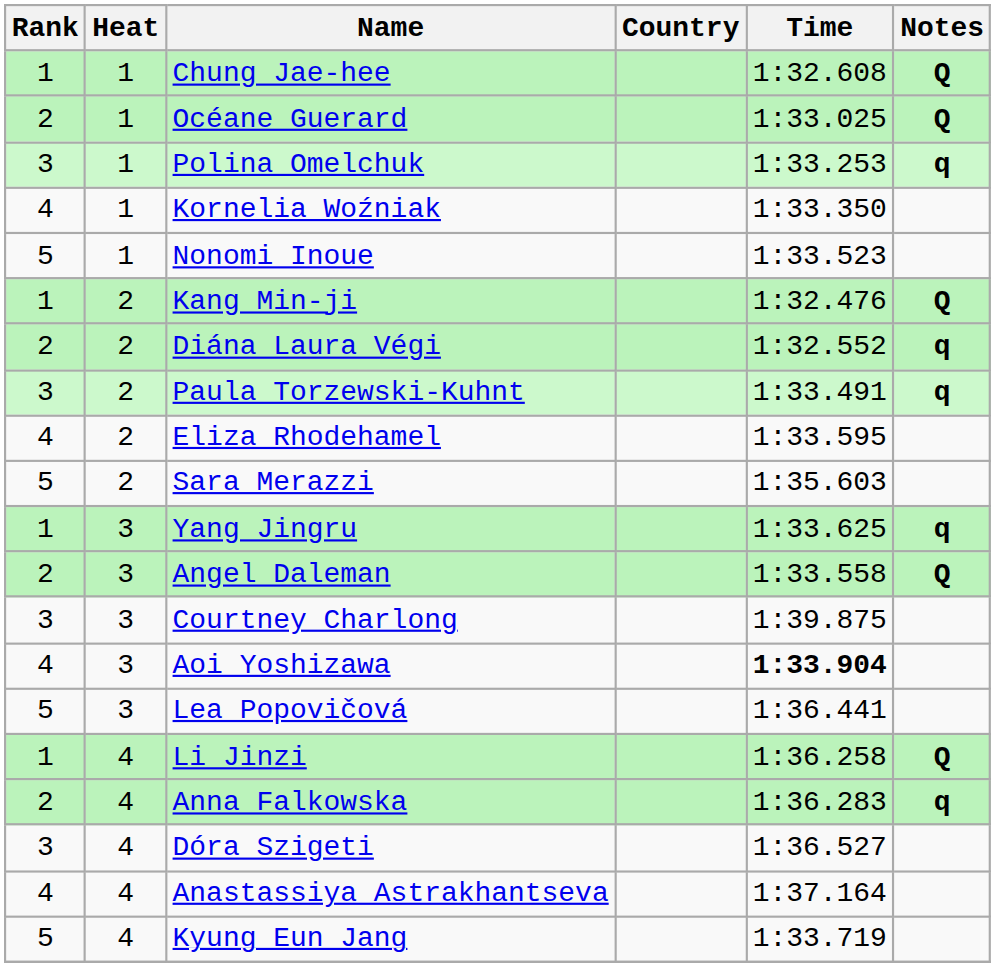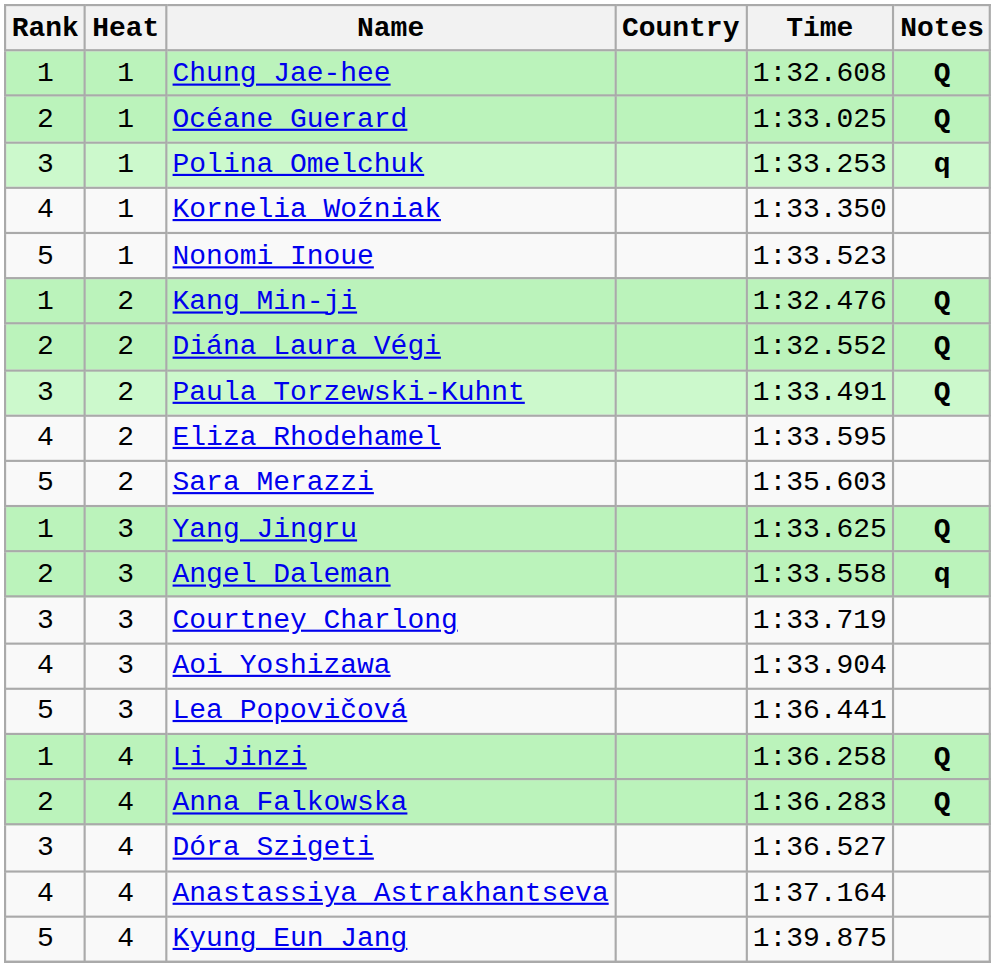(942, 347) q -> (942, 347) Q
(942, 392) q -> (942, 392) Q
(942, 529) q -> (942, 529) Q
(942, 574) Q -> (942, 574) q
(820, 620) 1:39.875 -> (820, 620) 1:33.719
(820, 666) bold -> (820, 666) normal
(942, 802) q -> (942, 802) Q
(820, 939) 1:33.719 -> (820, 939) 1:39.875
